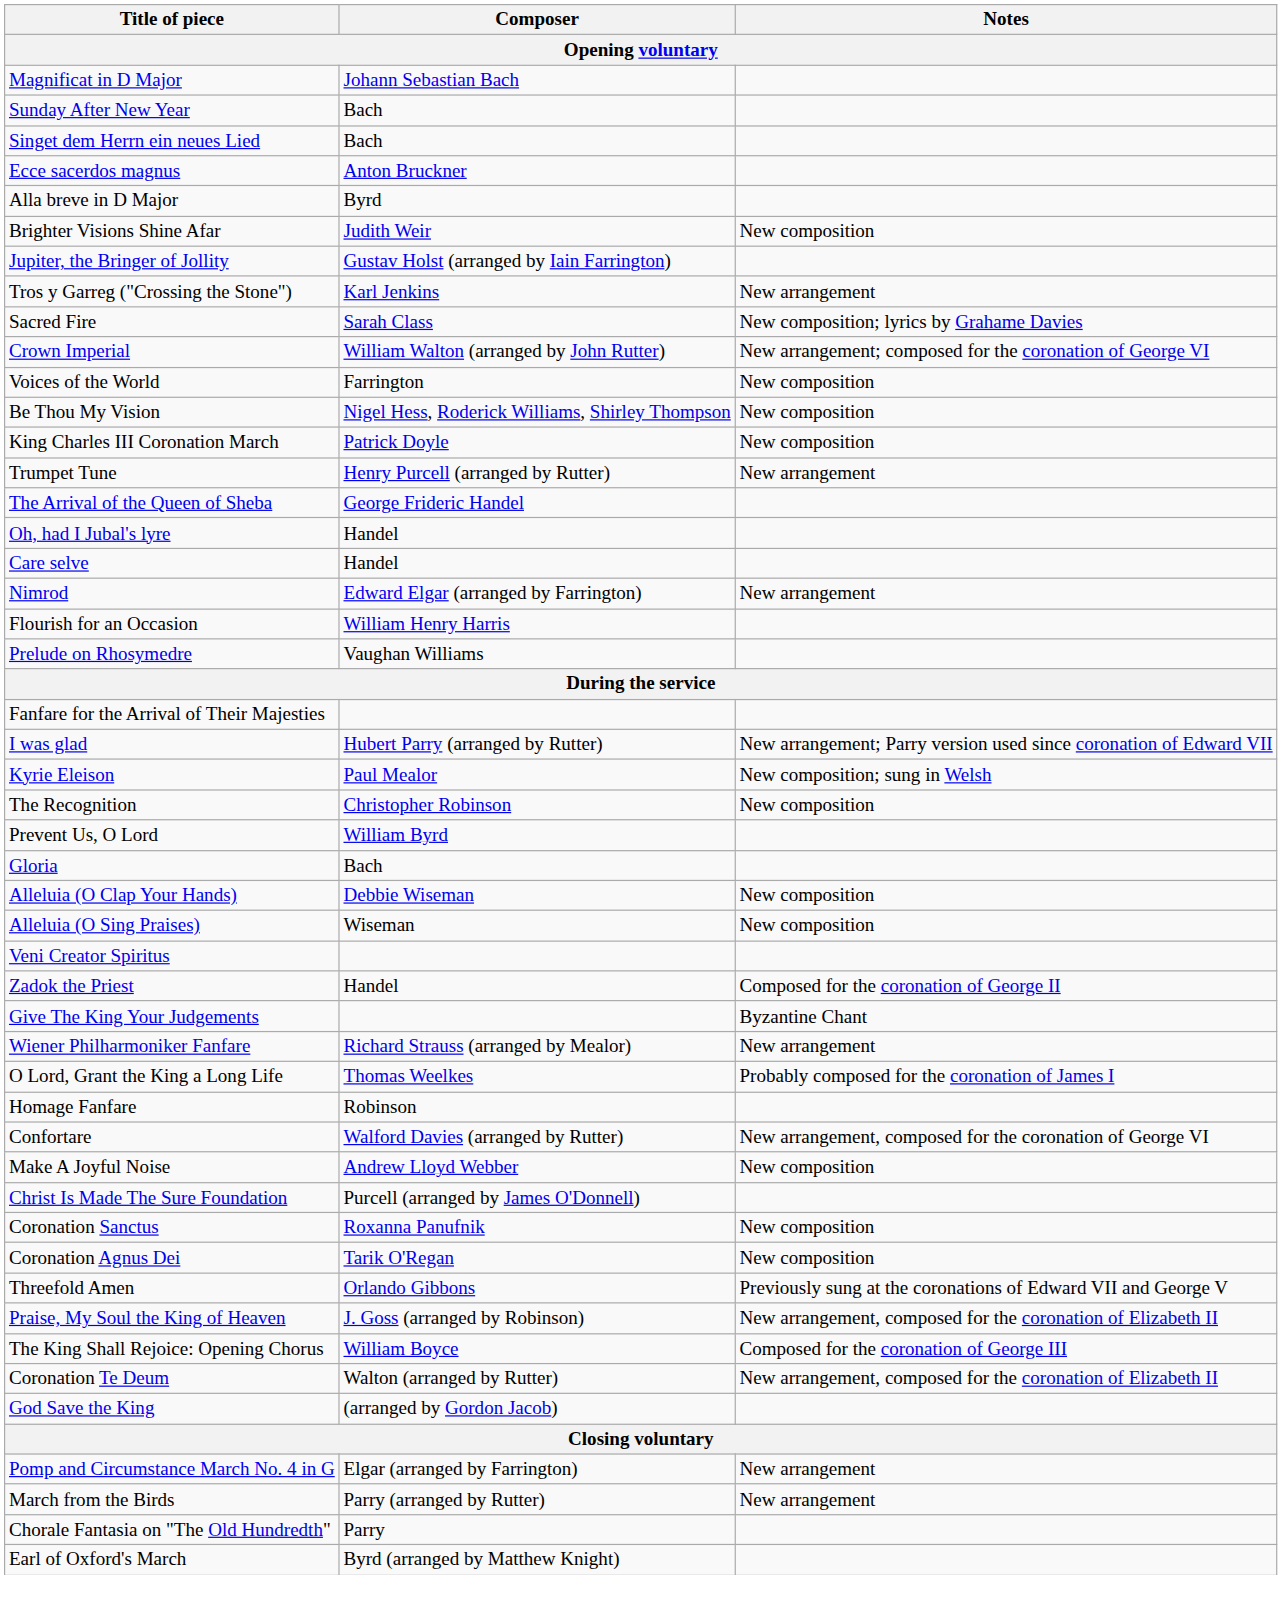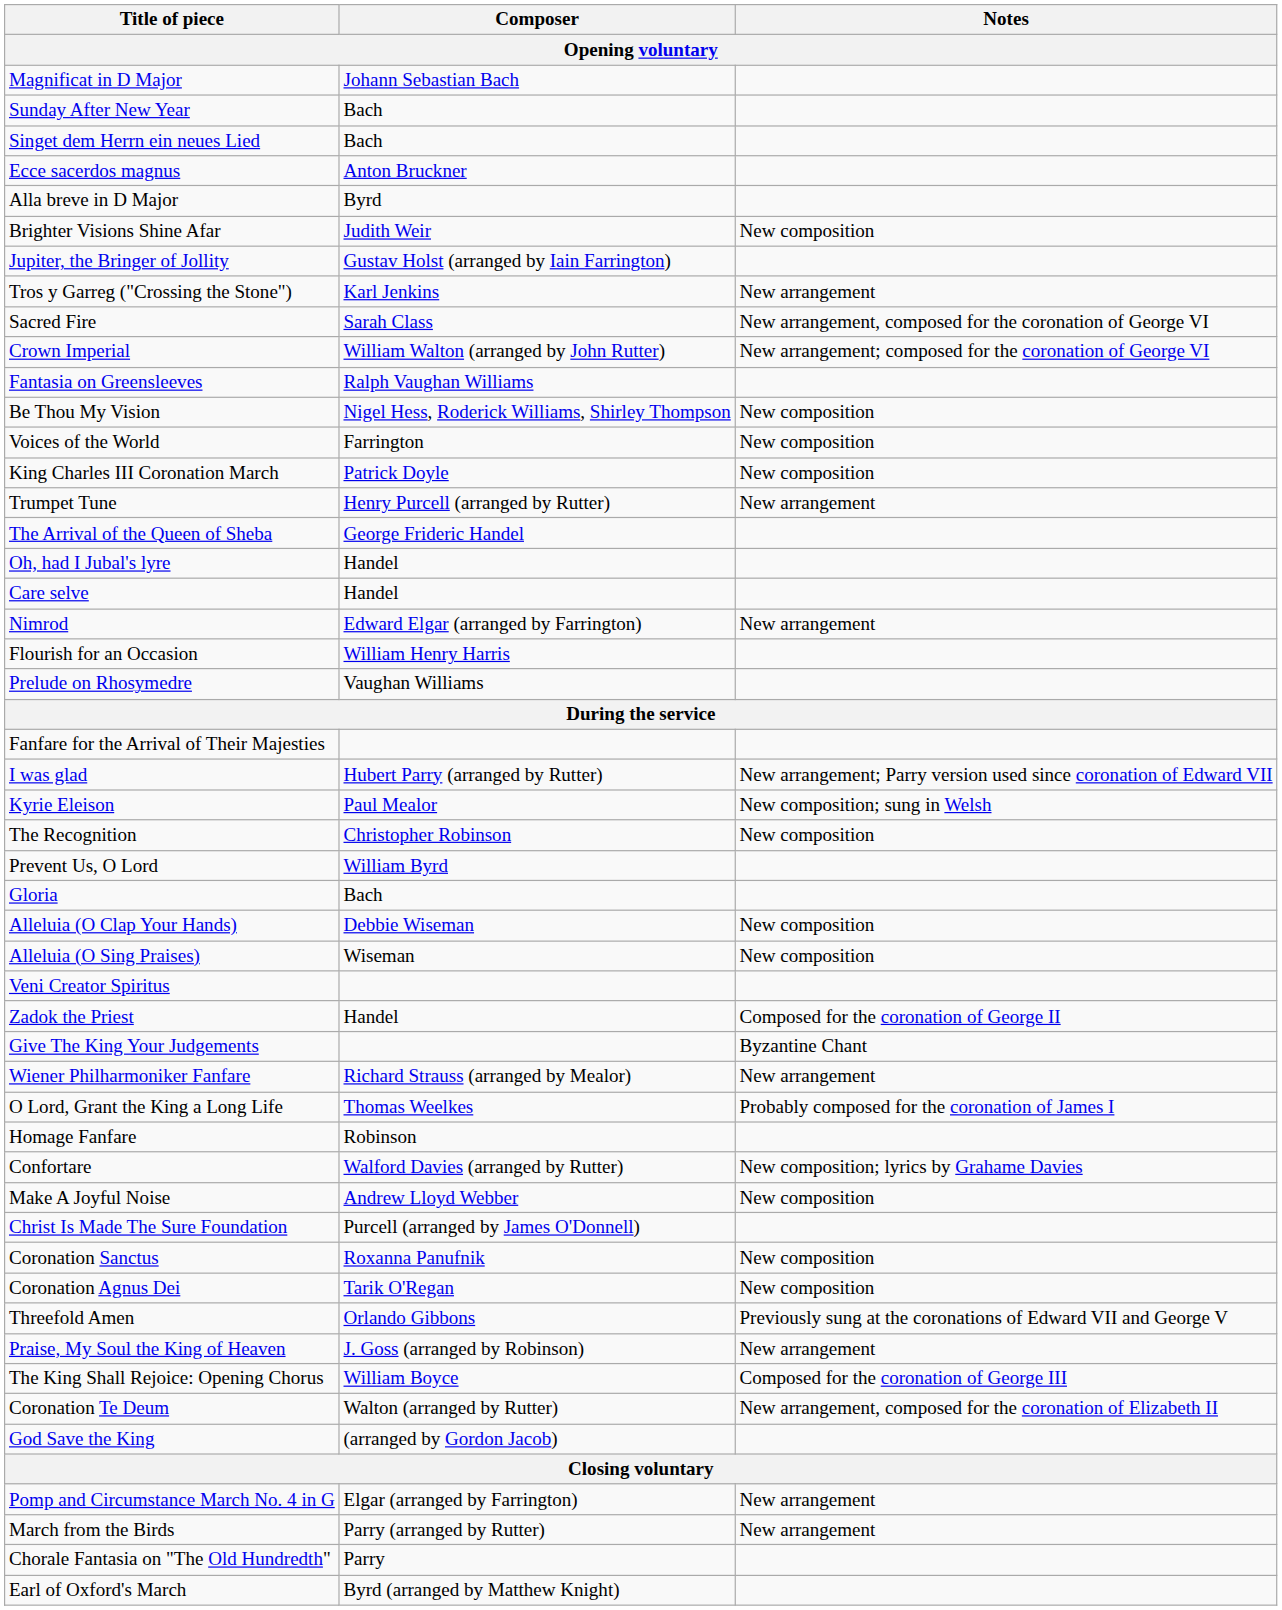(911, 321) New composition; lyrics by Grahame Davies -> (974, 321) New arrangement, composed for the coronation of George VI
+ row: (106, 381)
rows swapped: (84, 412) <-> (84, 381)
(974, 1136) New arrangement, composed for the coronation of George VI -> (911, 1167) New composition; lyrics by Grahame Davies
(979, 1318) New arrangement, composed for the coronation of Elizabeth II -> (807, 1348) New arrangement
